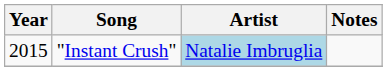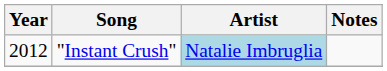(28, 50) 2015 -> (28, 50) 2012
